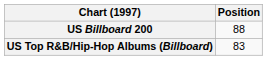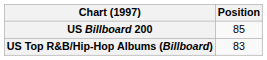(239, 30) 88 -> (239, 30) 85
